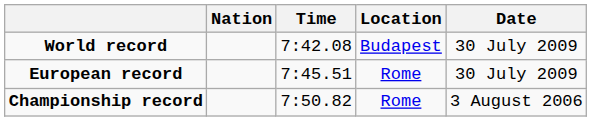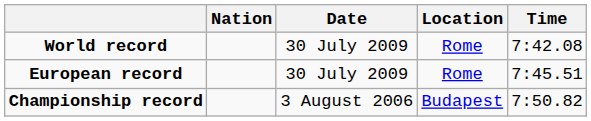columns swapped: (316, 19) <-> (516, 19)
(401, 46) Budapest -> (462, 46) Rome
(401, 102) Rome -> (462, 102) Budapest
